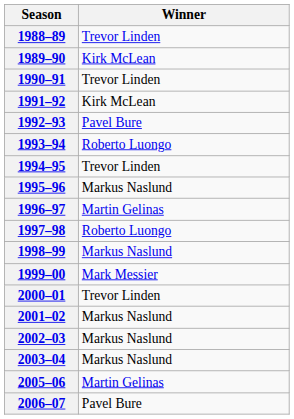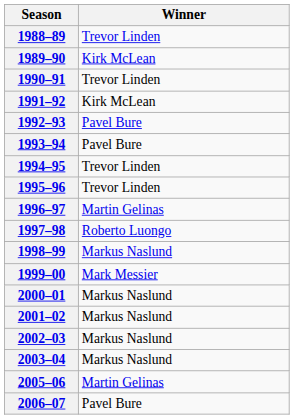(127, 144) Roberto Luongo -> (112, 144) Pavel Bure
(127, 187) Markus Naslund -> (121, 187) Trevor Linden
(121, 295) Trevor Linden -> (127, 295) Markus Naslund
